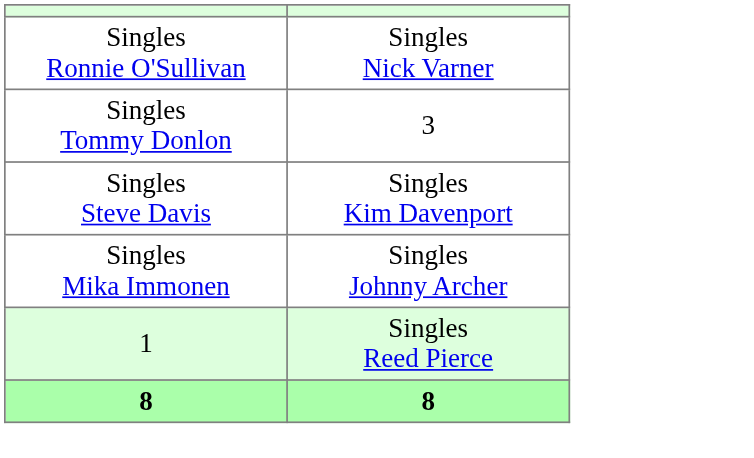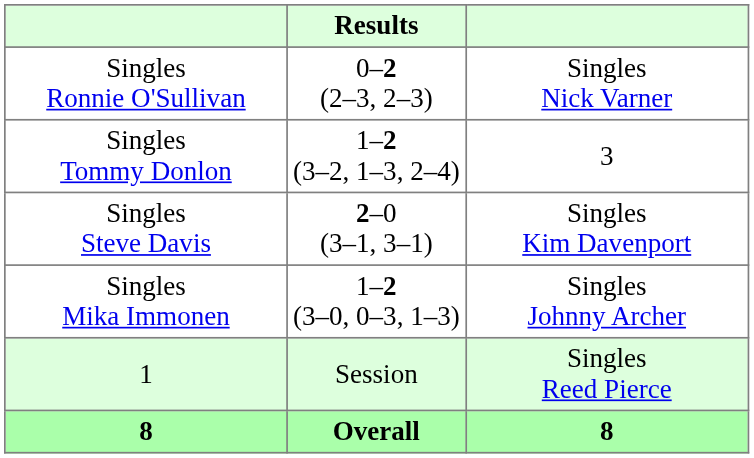+ column: (376, 25)
